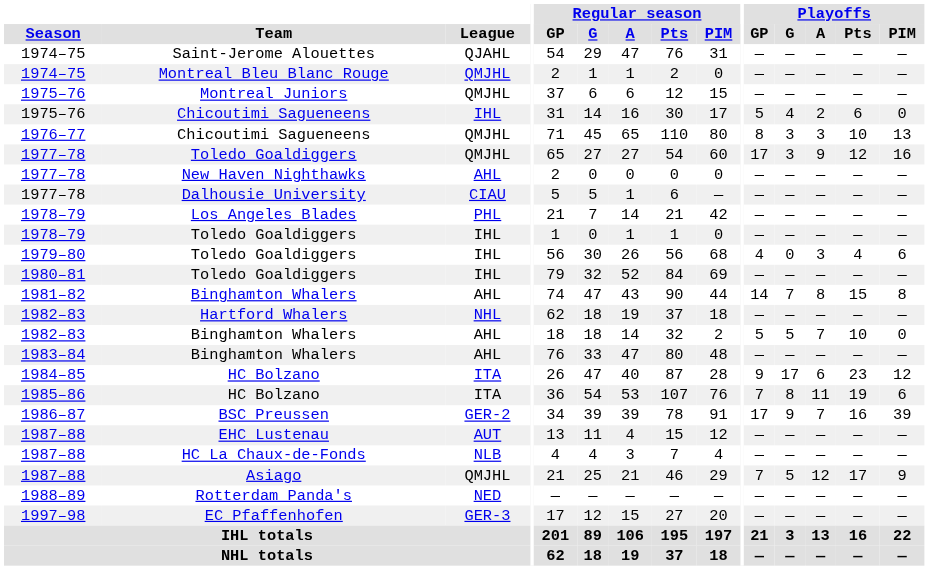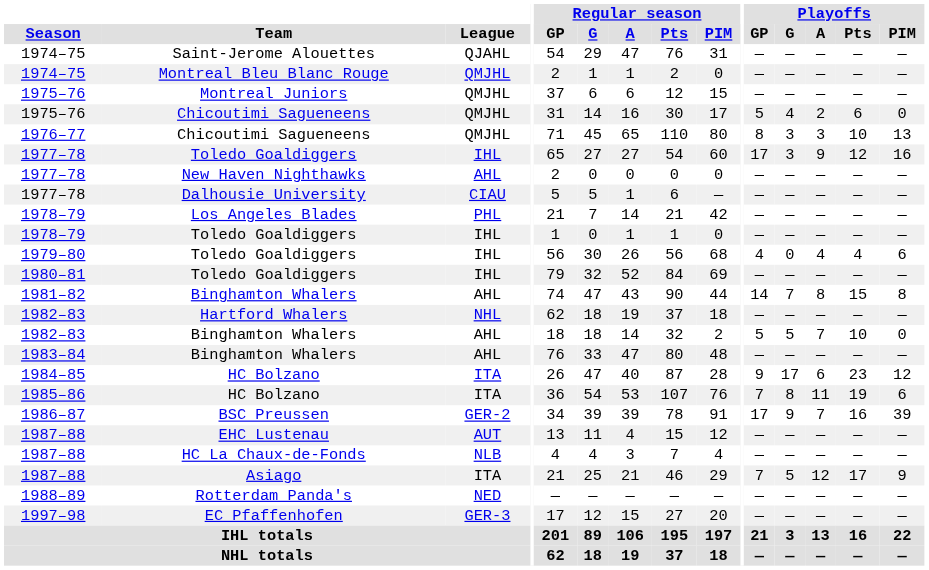(487, 114) IHL -> (487, 114) QMJHL
(487, 154) QMJHL -> (487, 154) IHL
(821, 255) 3 -> (821, 255) 4
(487, 475) QMJHL -> (487, 475) ITA
